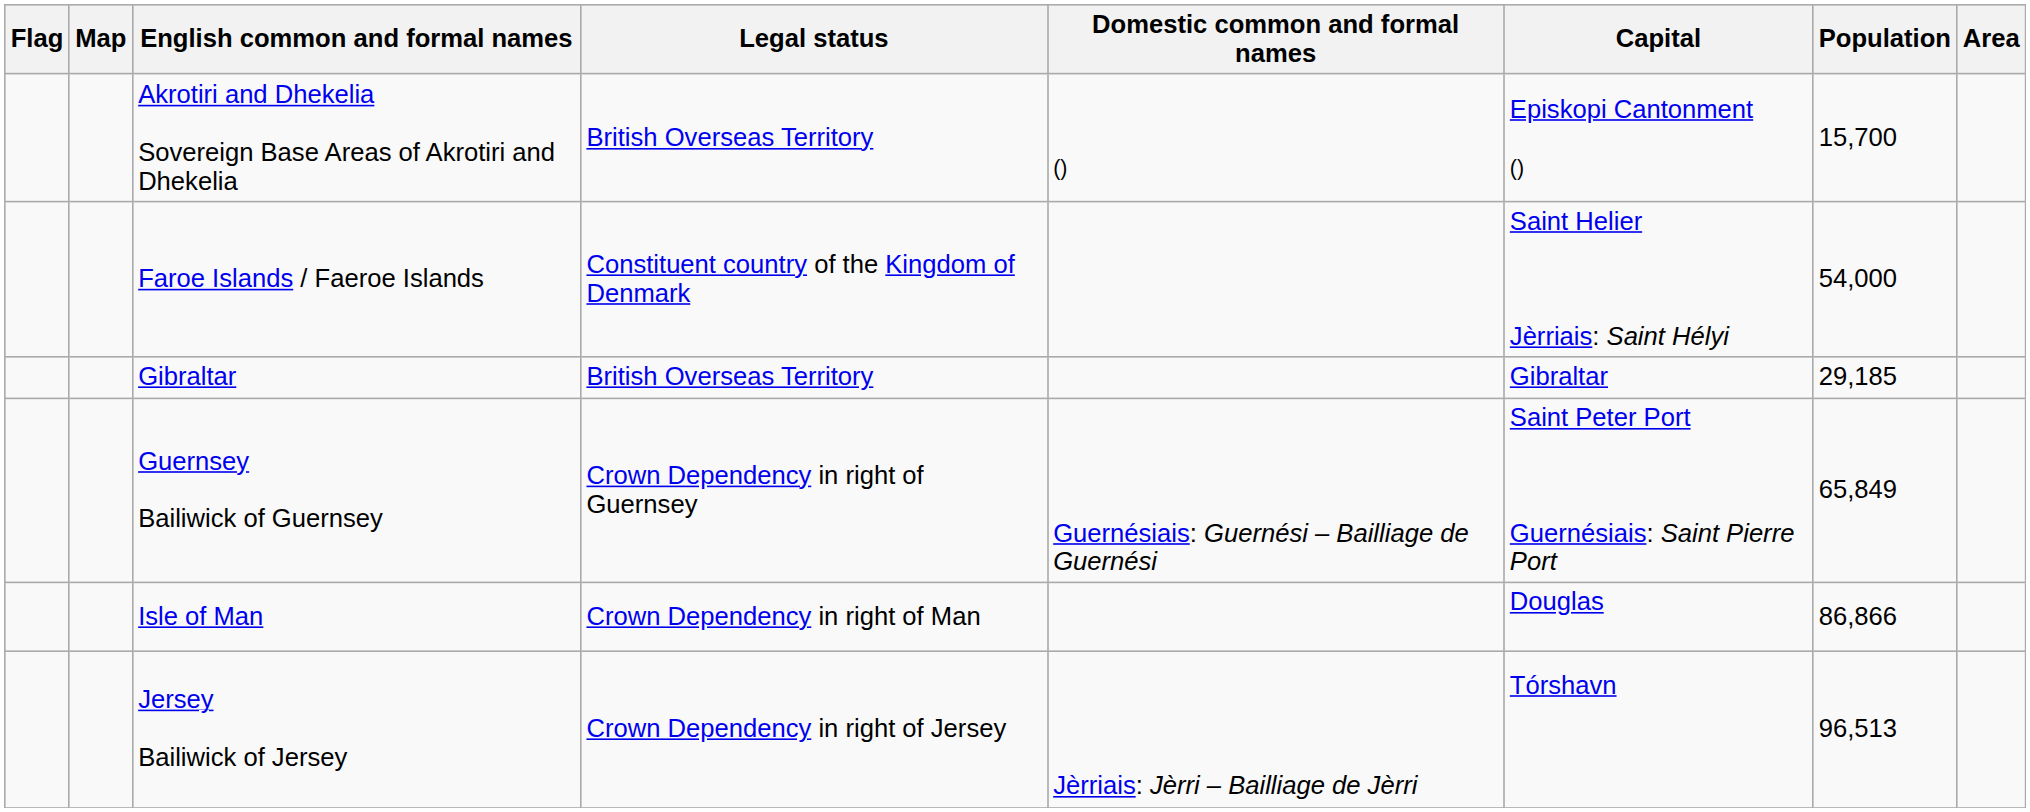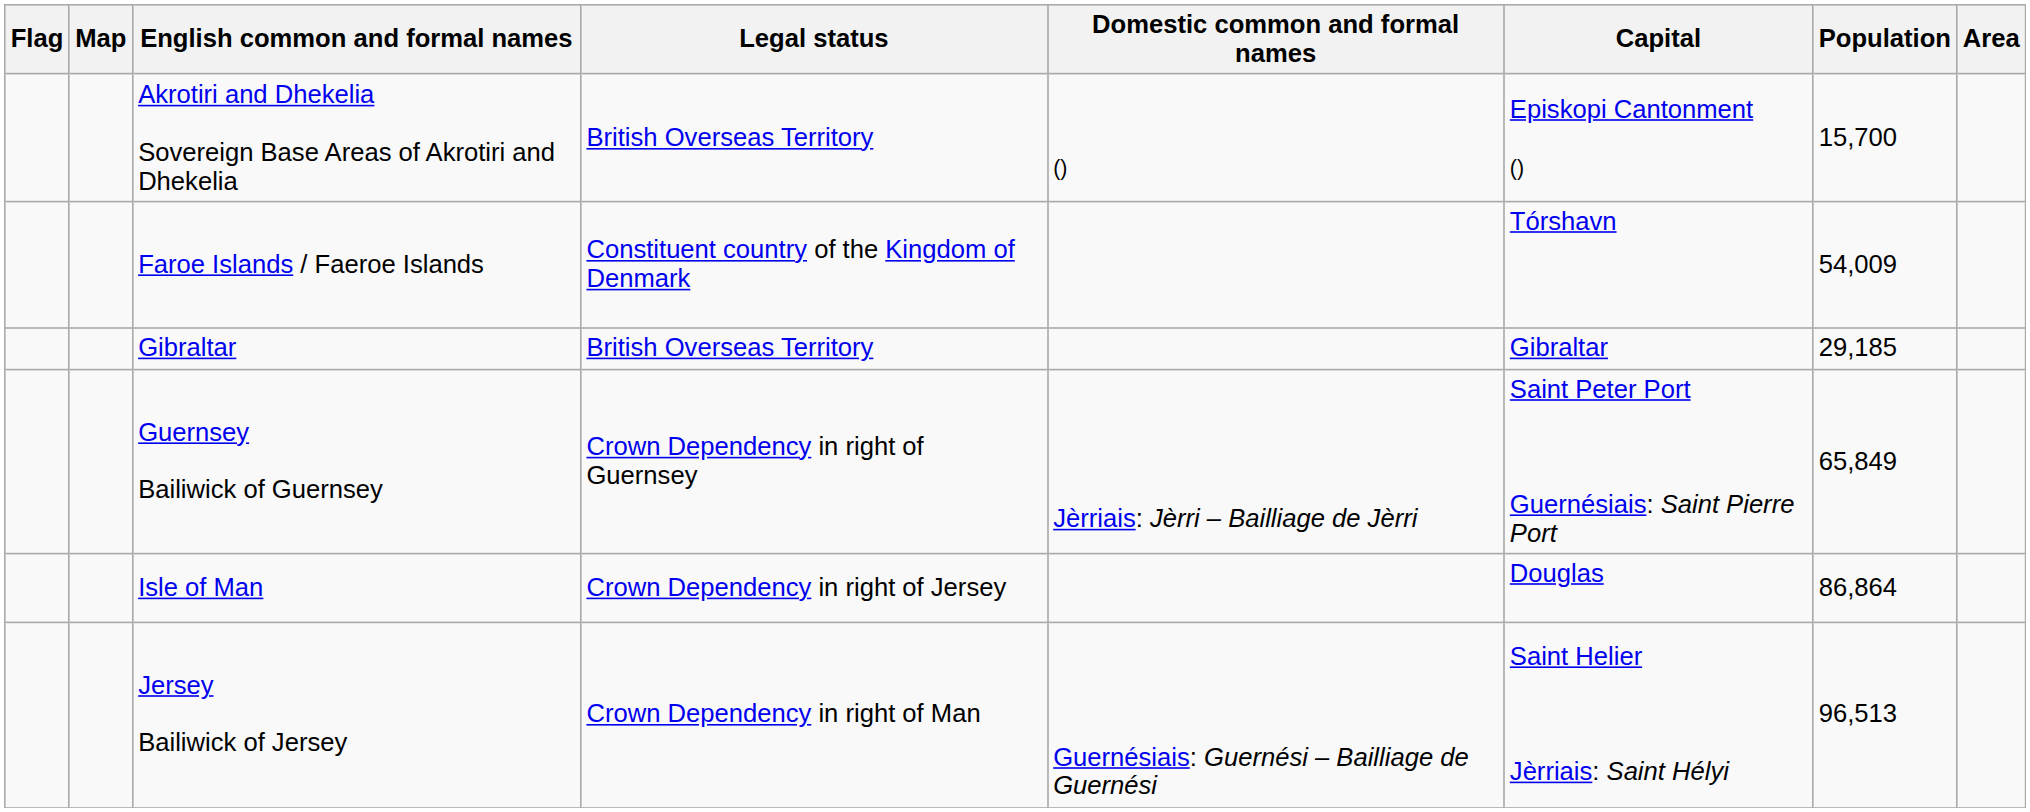(1619, 278) Saint Helier Jèrriais: Saint Hélyi -> (1563, 221) Tórshavn
(1858, 278) 54,000 -> (1858, 264) 54,009
(1261, 547) Guernésiais: Guernési – Bailliage de Guernési -> (1235, 518) Jèrriais: Jèrri – Bailliage de Jèrri
(784, 616) Crown Dependency in right of Man -> (796, 587) Crown Dependency in right of Jersey
(1858, 616) 86,866 -> (1858, 587) 86,864
(796, 729) Crown Dependency in right of Jersey -> (784, 714) Crown Dependency in right of Man
(1235, 786) Jèrriais: Jèrri – Bailliage de Jèrri -> (1261, 772) Guernésiais: Guernési – Bailliage de Guernési
(1563, 686) Tórshavn -> (1619, 714) Saint Helier Jèrriais: Saint Hélyi
